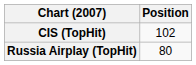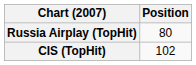rows swapped: (72, 32) <-> (72, 51)
